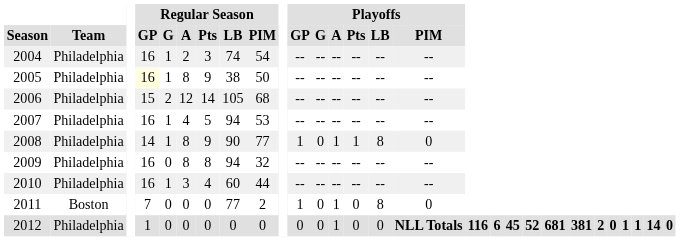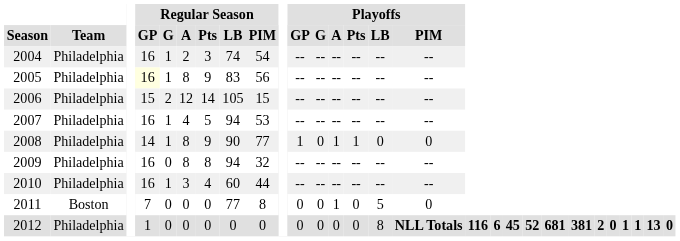(233, 77) 38 -> (233, 77) 83
(262, 77) 50 -> (262, 77) 56
(262, 99) 68 -> (262, 99) 15
(380, 141) 8 -> (380, 141) 0
(262, 204) 2 -> (262, 204) 8
(300, 204) 1 -> (300, 204) 0
(380, 204) 8 -> (380, 204) 5
(336, 225) 1 -> (336, 225) 0
(380, 225) 0 -> (380, 225) 8
(654, 225) 14 -> (654, 225) 13
